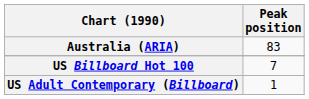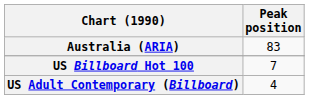(273, 85) 1 -> (273, 85) 4
